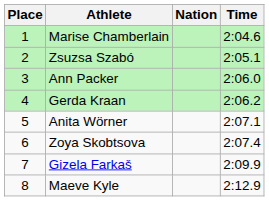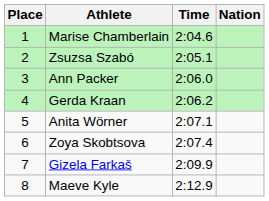columns swapped: (196, 15) <-> (242, 15)
